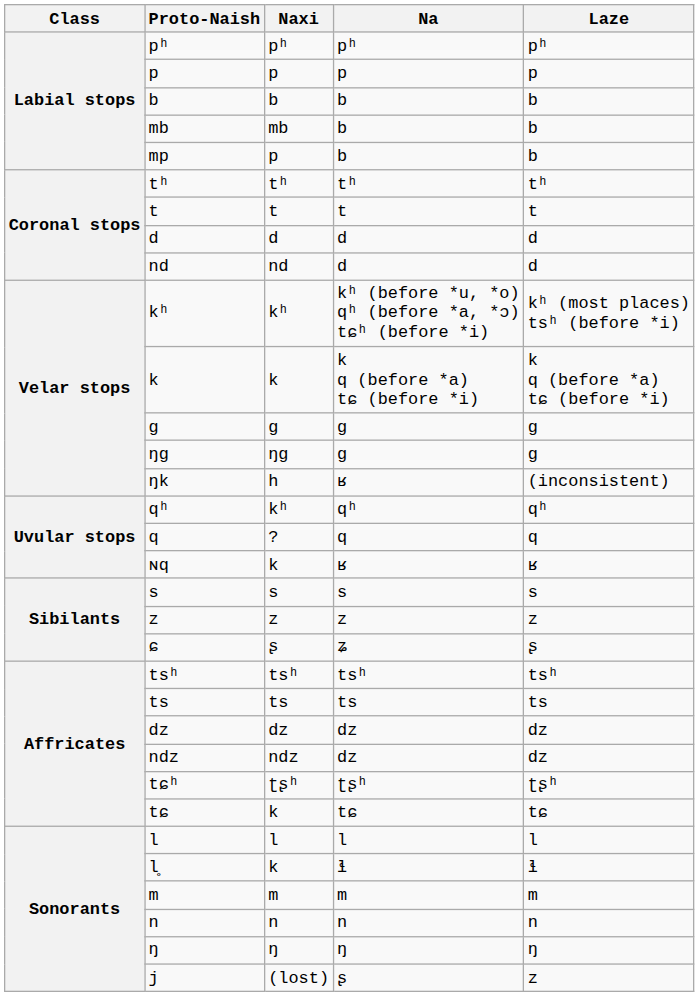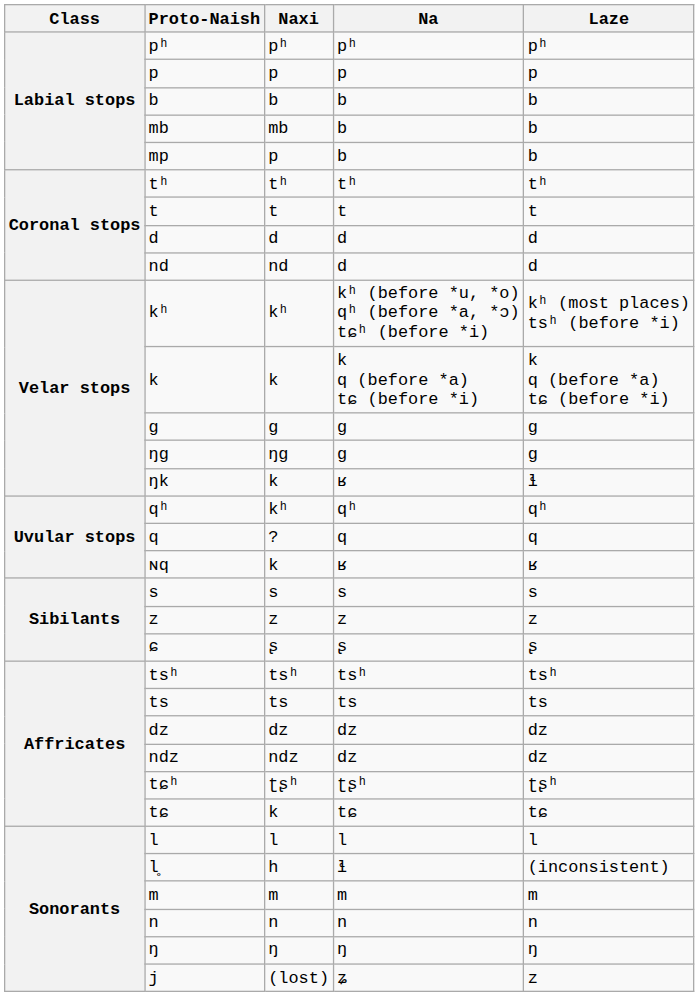(273, 482) h -> (273, 482) k
(599, 482) (inconsistent) -> (533, 482) ɬ
(342, 647) ʑ -> (342, 647) ʂ
(273, 868) k -> (273, 868) h
(533, 868) ɬ -> (599, 868) (inconsistent)
(342, 978) ʂ -> (342, 978) ʑ
